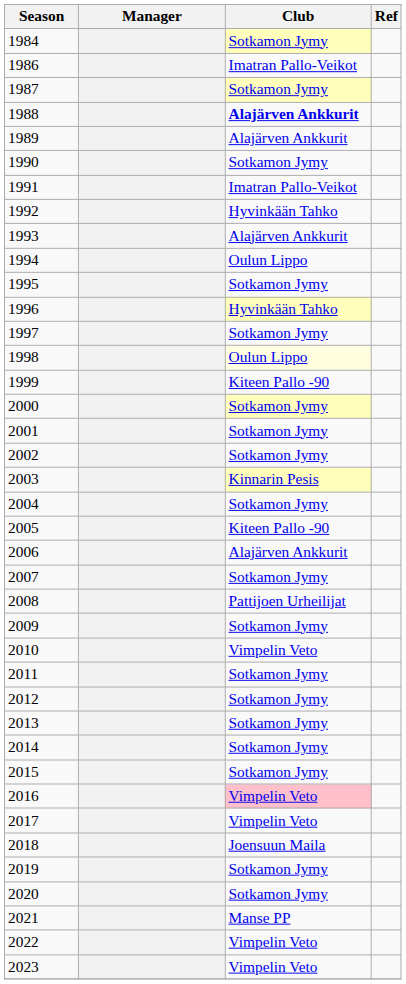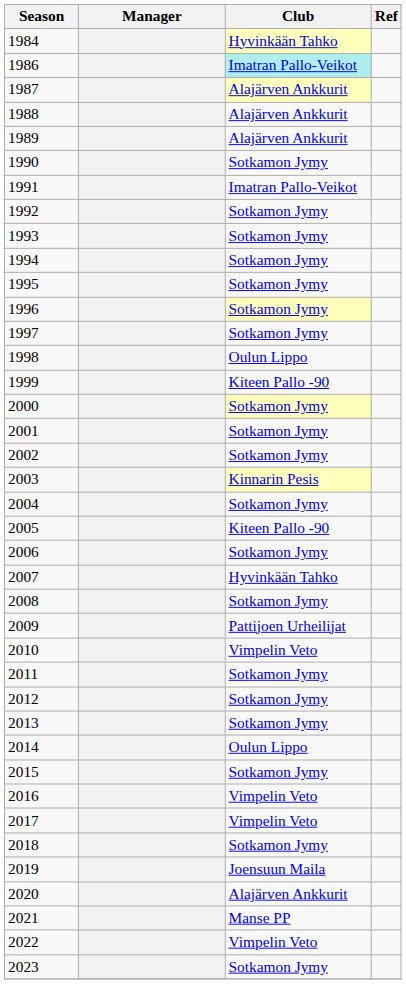(278, 41) Sotkamon Jymy -> (283, 41) Hyvinkään Tahko
(293, 65) no background -> (293, 65) paleturquoise background
(278, 89) Sotkamon Jymy -> (288, 89) Alajärven Ankkurit
(294, 114) bold -> (288, 114) normal
(283, 211) Hyvinkään Tahko -> (278, 211) Sotkamon Jymy
(288, 235) Alajärven Ankkurit -> (278, 235) Sotkamon Jymy
(268, 260) Oulun Lippo -> (278, 260) Sotkamon Jymy
(283, 308) Hyvinkään Tahko -> (278, 308) Sotkamon Jymy
(268, 357) lightyellow background -> (268, 357) no background
(288, 552) Alajärven Ankkurit -> (278, 552) Sotkamon Jymy
(278, 576) Sotkamon Jymy -> (283, 576) Hyvinkään Tahko
(287, 601) Pattijoen Urheilijat -> (278, 601) Sotkamon Jymy
(278, 625) Sotkamon Jymy -> (287, 625) Pattijoen Urheilijat
(278, 747) Sotkamon Jymy -> (268, 747) Oulun Lippo
(273, 796) pink background -> (273, 796) no background
(277, 844) Joensuun Maila -> (278, 844) Sotkamon Jymy
(278, 869) Sotkamon Jymy -> (277, 869) Joensuun Maila
(278, 893) Sotkamon Jymy -> (288, 893) Alajärven Ankkurit
(273, 966) Vimpelin Veto -> (278, 966) Sotkamon Jymy
